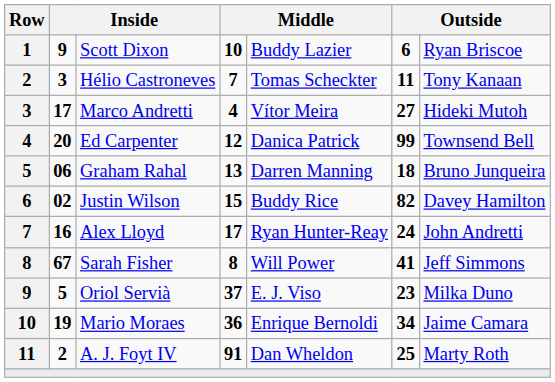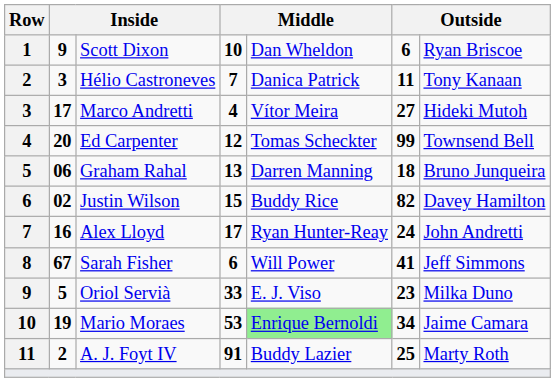(301, 50) Buddy Lazier -> (302, 50) Dan Wheldon
(314, 80) Tomas Scheckter -> (305, 80) Danica Patrick
(305, 141) Danica Patrick -> (314, 141) Tomas Scheckter
(233, 262) 8 -> (233, 262) 6
(233, 292) 37 -> (233, 292) 33
(233, 323) 36 -> (233, 323) 53
(314, 323) no background -> (314, 323) lightgreen background
(302, 353) Dan Wheldon -> (301, 353) Buddy Lazier
